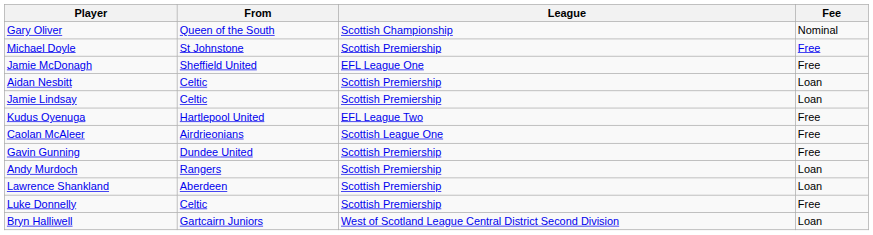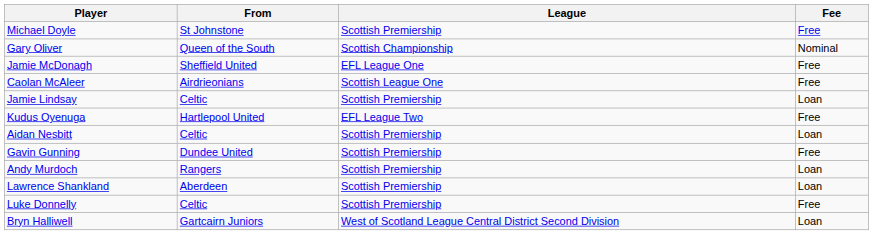rows swapped: (41, 48) <-> (35, 31)
rows swapped: (46, 134) <-> (39, 83)
